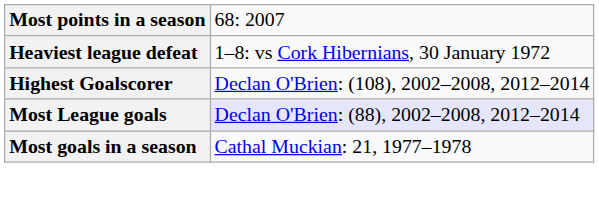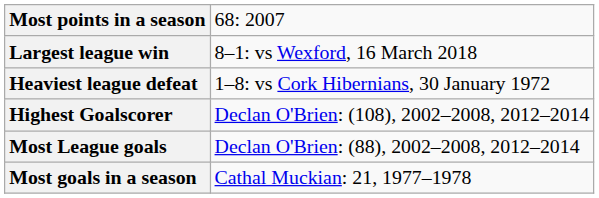+ row: (89, 51)
(397, 114) lavender background -> (397, 146) no background
